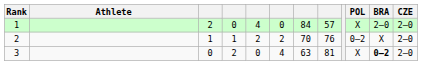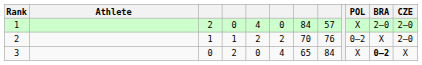(306, 53) 63 -> (306, 53) 65
(330, 53) 81 -> (330, 53) 84
(405, 53) 2–0 -> (405, 53) X
